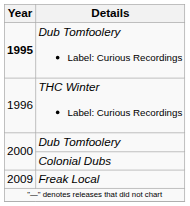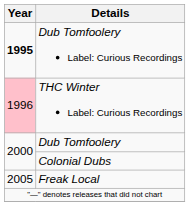(20, 105) no background -> (20, 105) pink background
(20, 179) 2009 -> (20, 179) 2005
